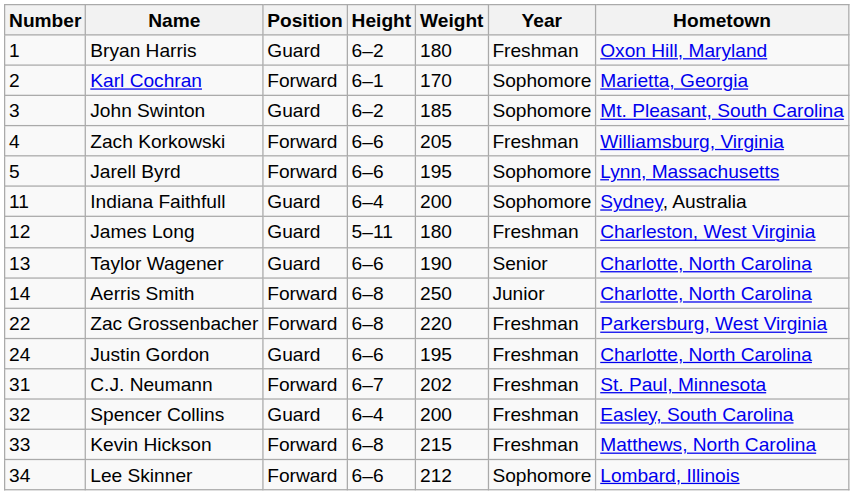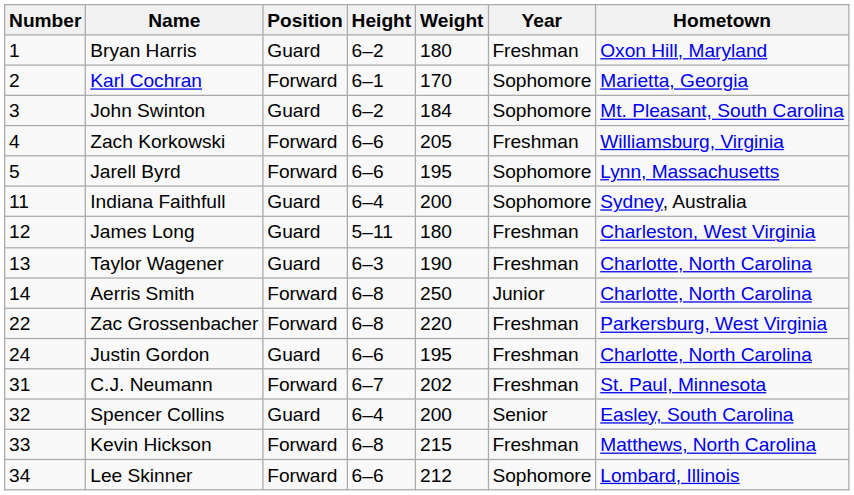(436, 111) 185 -> (436, 111) 184
(368, 263) 6–6 -> (368, 263) 6–3
(520, 263) Senior -> (535, 263) Freshman
(535, 414) Freshman -> (520, 414) Senior
